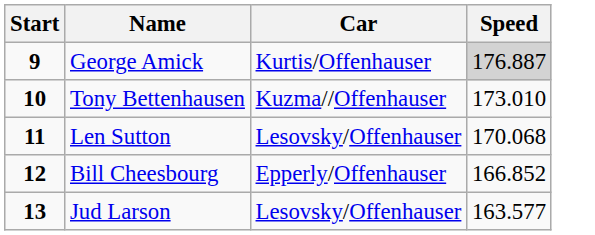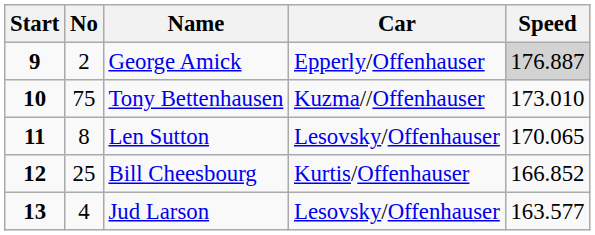+ column: (84, 23)
(343, 61) Kurtis/Offenhauser -> (389, 61) Epperly/Offenhauser
(509, 136) 170.068 -> (547, 136) 170.065
(351, 173) Epperly/Offenhauser -> (382, 173) Kurtis/Offenhauser
